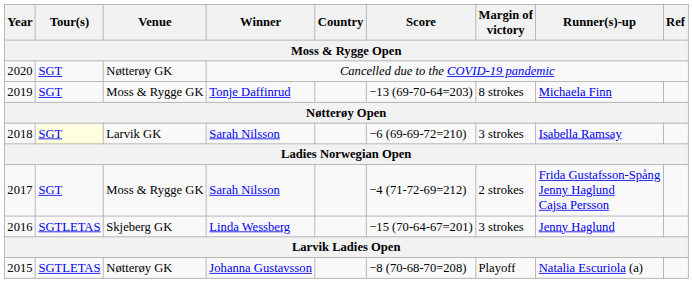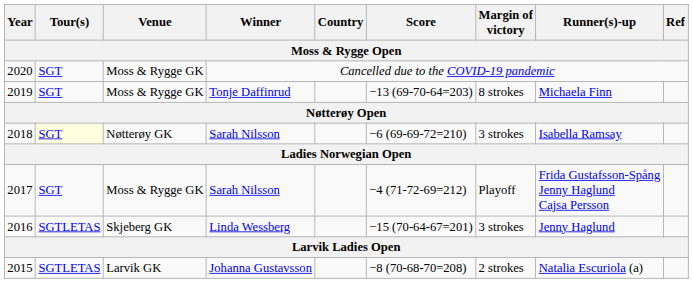(139, 71) Nøtterøy GK -> (155, 71) Moss & Rygge GK
(134, 134) Larvik GK -> (139, 134) Nøtterøy GK
(501, 190) 2 strokes -> (497, 190) Playoff
(139, 267) Nøtterøy GK -> (134, 267) Larvik GK
(497, 267) Playoff -> (501, 267) 2 strokes
